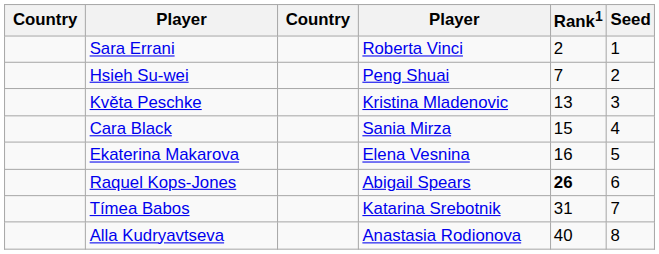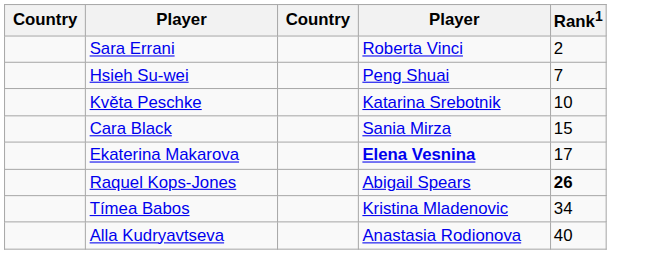- column: (631, 20)
(435, 102) Kristina Mladenovic -> (431, 102) Katarina Srebotnik
(563, 102) 13 -> (563, 102) 10
(416, 155) normal -> (419, 155) bold
(563, 155) 16 -> (563, 155) 17
(431, 208) Katarina Srebotnik -> (435, 208) Kristina Mladenovic
(563, 208) 31 -> (563, 208) 34
